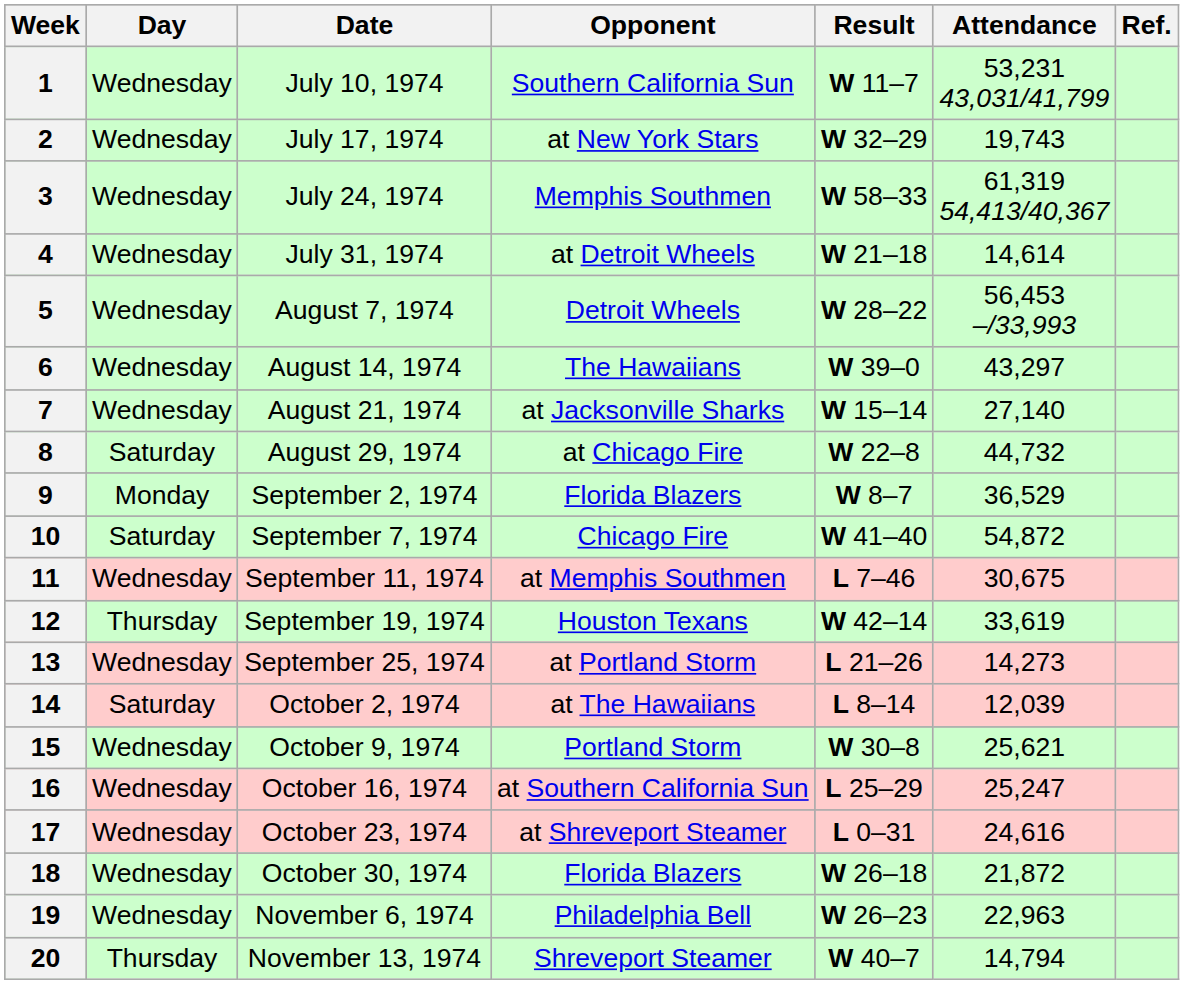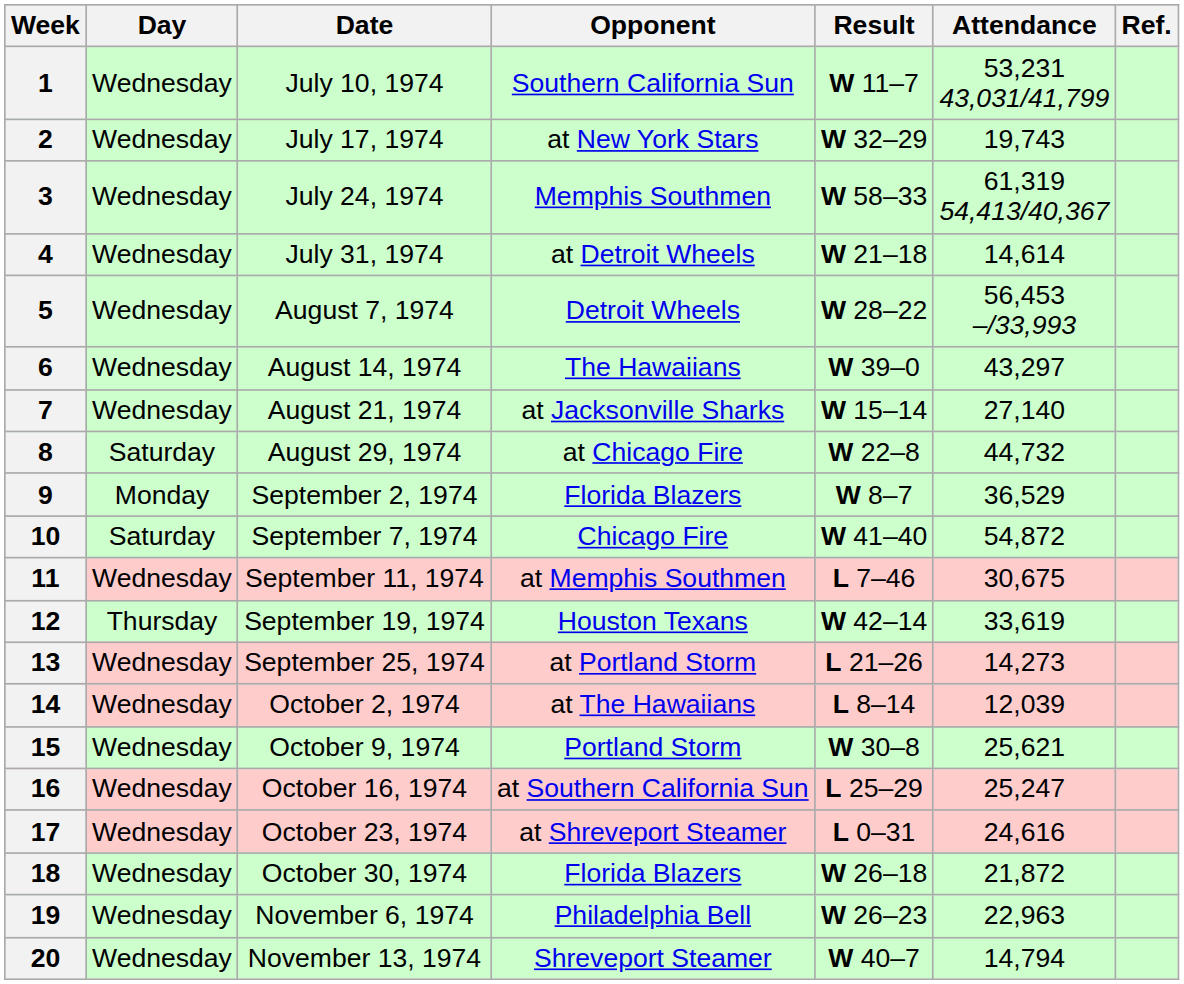(162, 704) Saturday -> (162, 704) Wednesday
(162, 957) Thursday -> (162, 957) Wednesday
